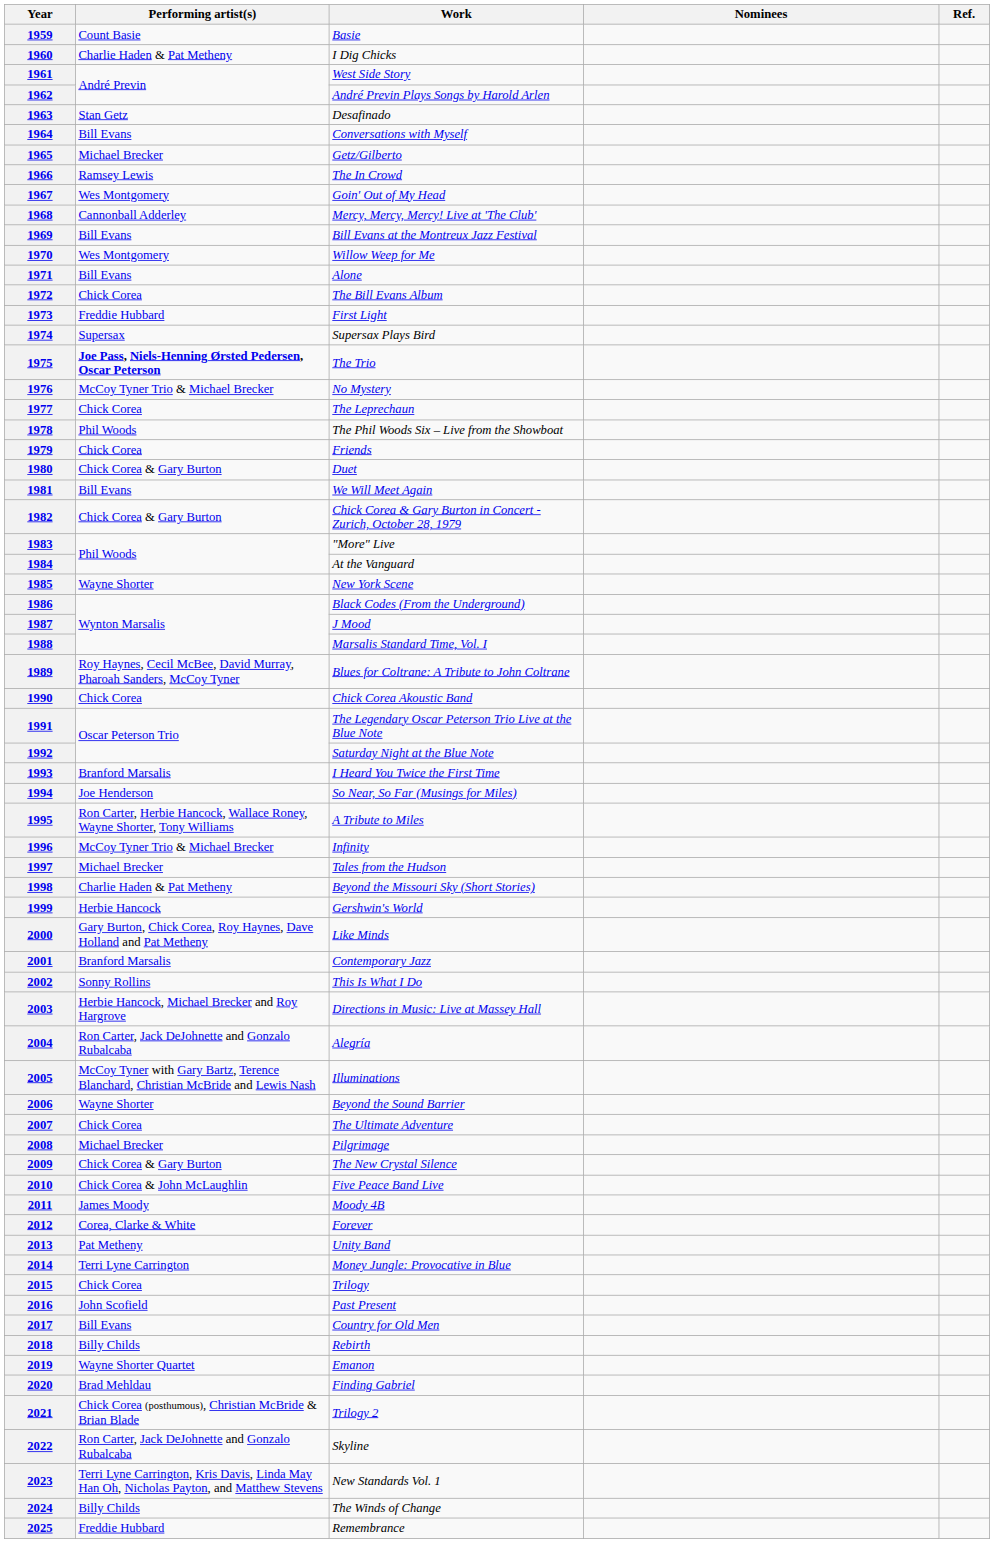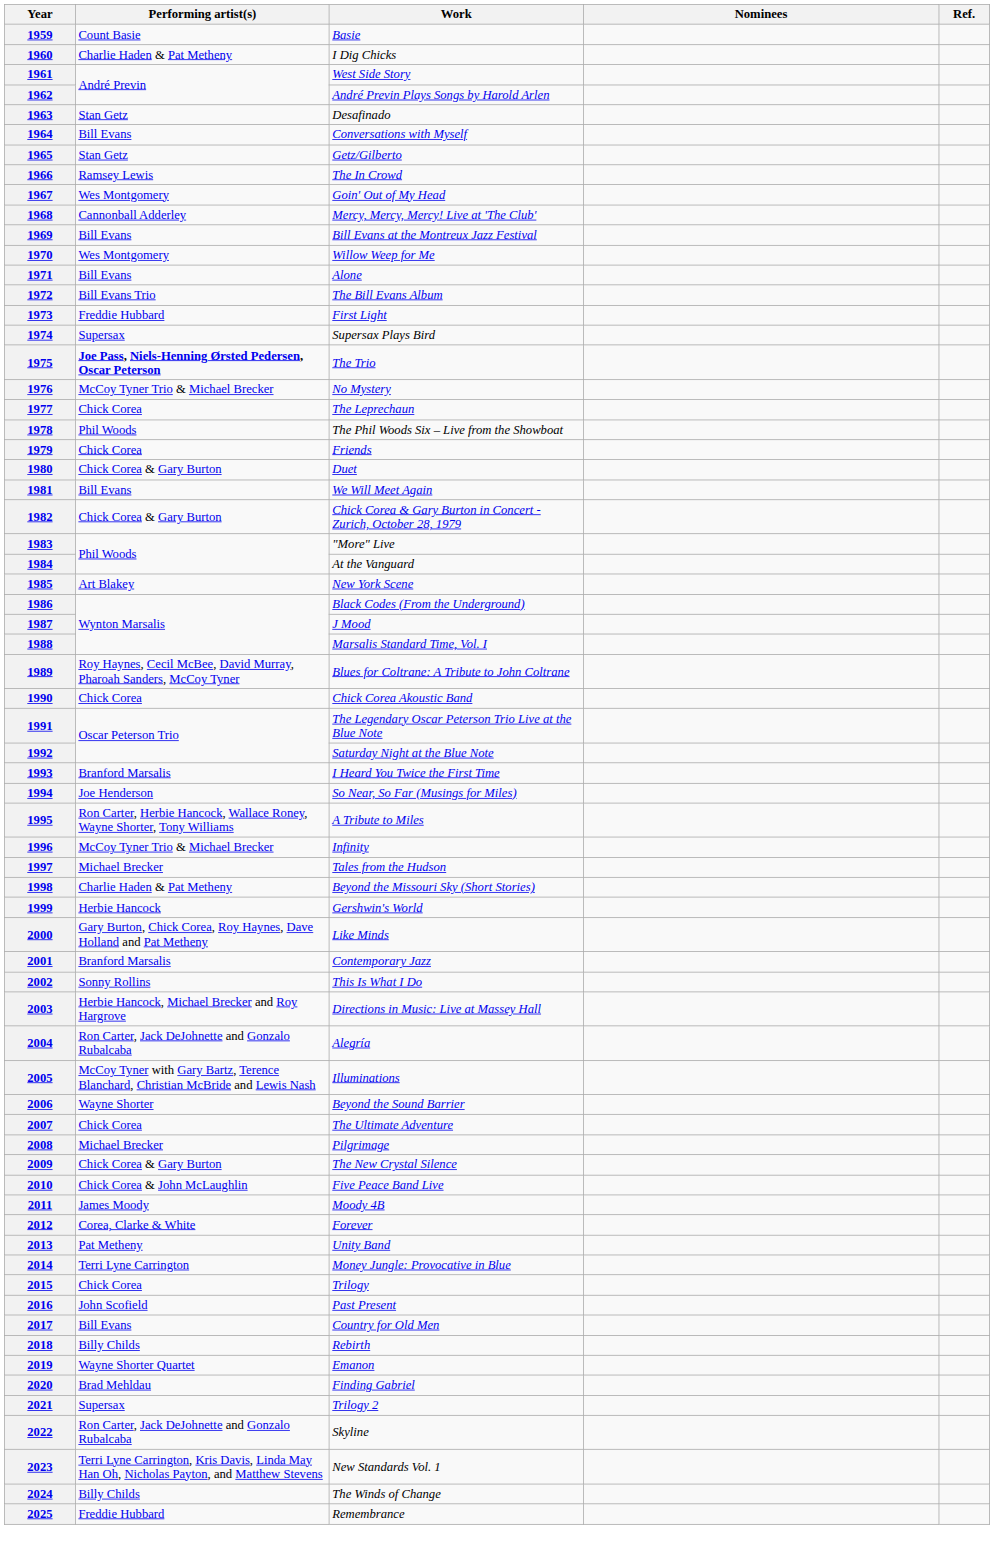(121, 154) Michael Brecker -> (103, 154) Stan Getz
(110, 295) Chick Corea -> (117, 295) Bill Evans Trio
(116, 584) Wayne Shorter -> (106, 584) Art Blakey
(198, 1412) Chick Corea (posthumous), Christian McBride & Brian Blade -> (102, 1405) Supersax
